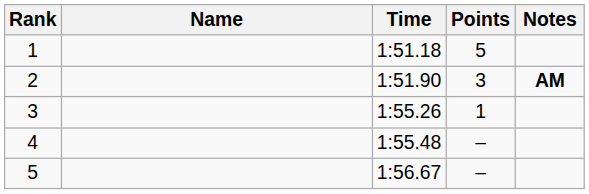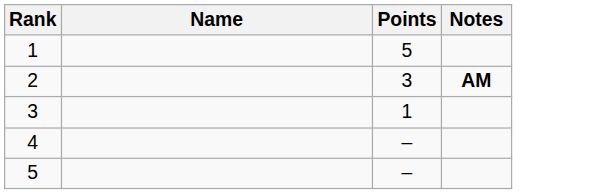- column: (409, 19)
